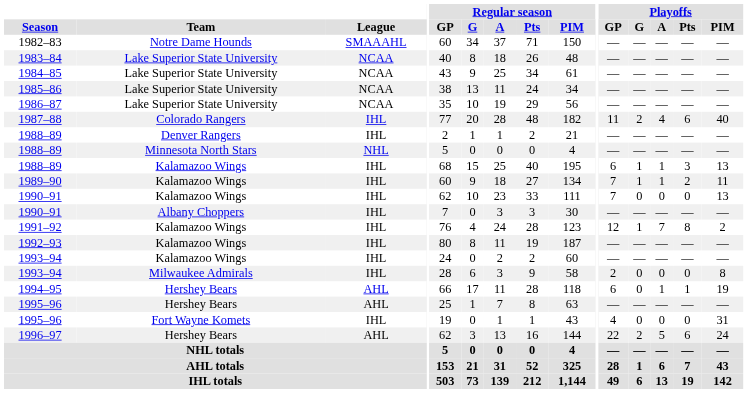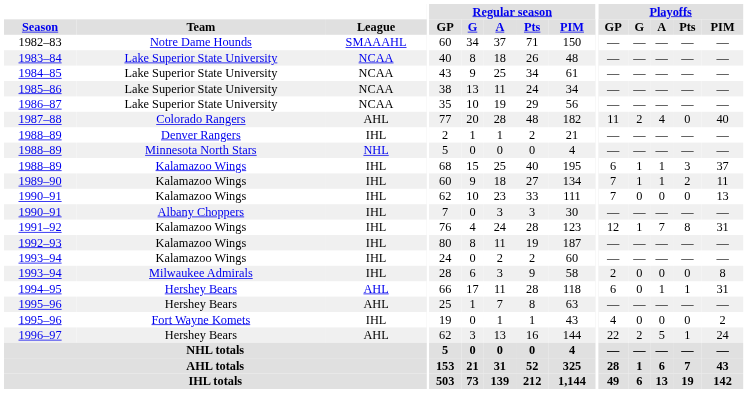(376, 119) IHL -> (376, 119) AHL
(687, 119) 6 -> (687, 119) 0
(723, 165) 13 -> (723, 165) 37
(723, 227) 2 -> (723, 227) 31
(723, 289) 19 -> (723, 289) 31
(723, 319) 31 -> (723, 319) 2
(687, 335) 6 -> (687, 335) 1
